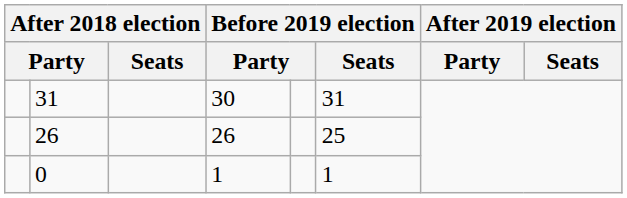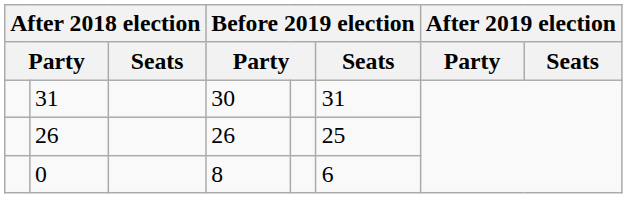(217, 173) 1 -> (217, 173) 8
(328, 173) 1 -> (328, 173) 6
